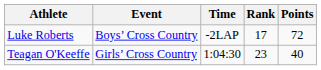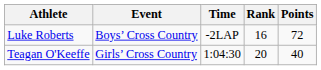(261, 35) 17 -> (261, 35) 16
(261, 55) 23 -> (261, 55) 20
